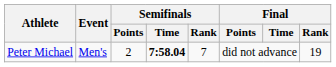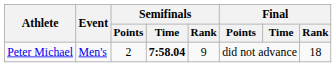(204, 52) 7 -> (204, 52) 9
(315, 52) 19 -> (315, 52) 18
